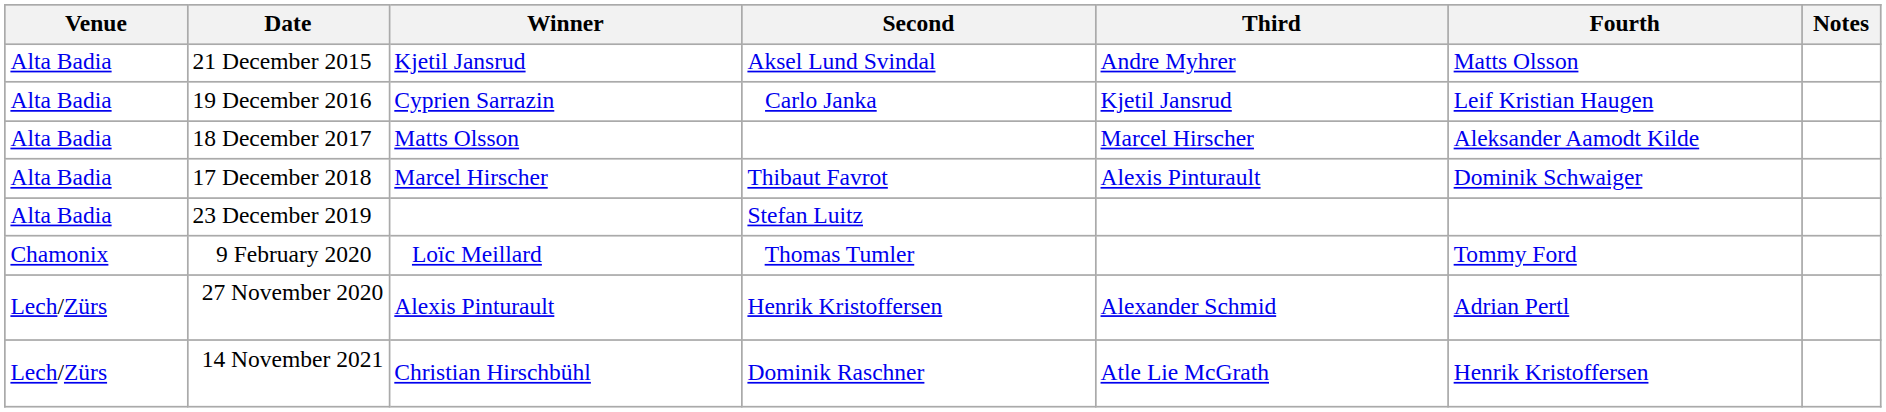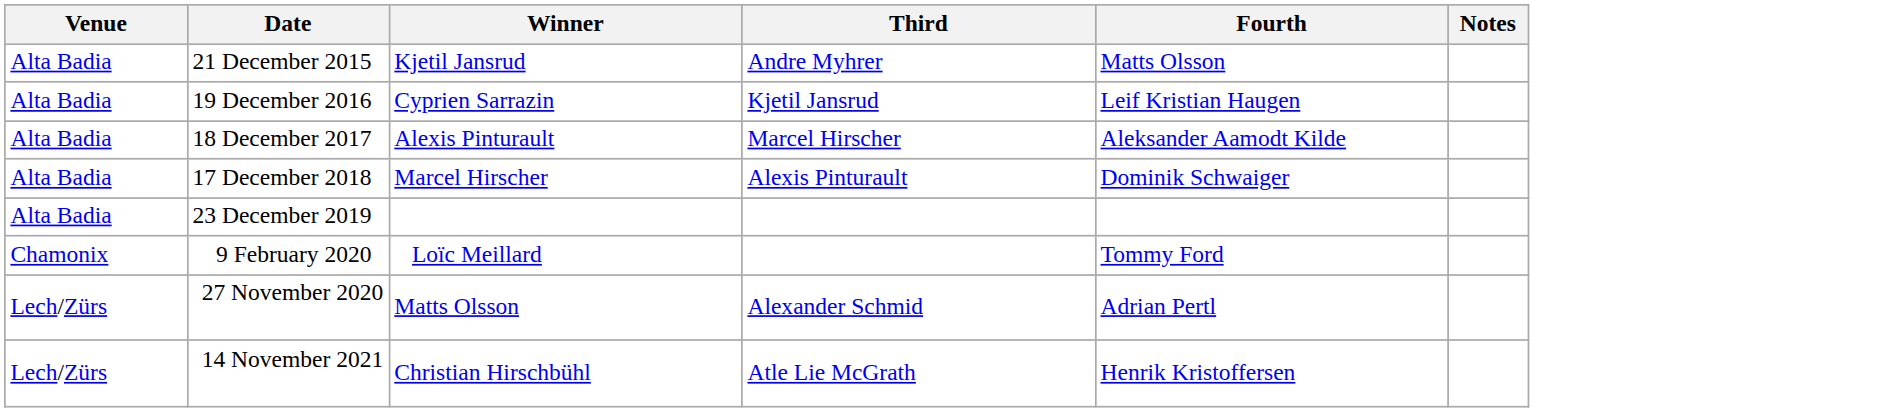- column: (918, 23)
(457, 138) Matts Olsson -> (474, 138) Alexis Pinturault
(474, 306) Alexis Pinturault -> (457, 306) Matts Olsson
